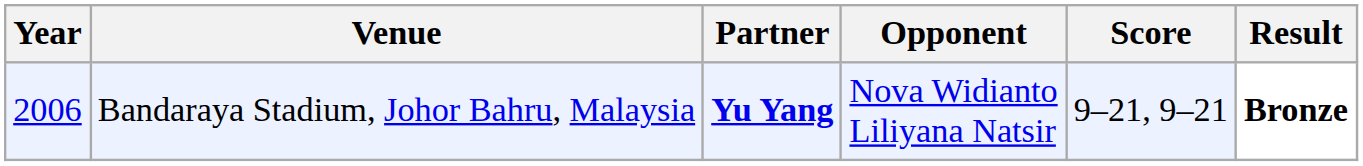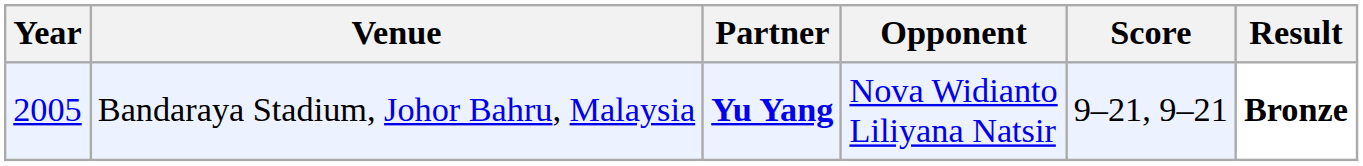(47, 109) 2006 -> (47, 109) 2005
